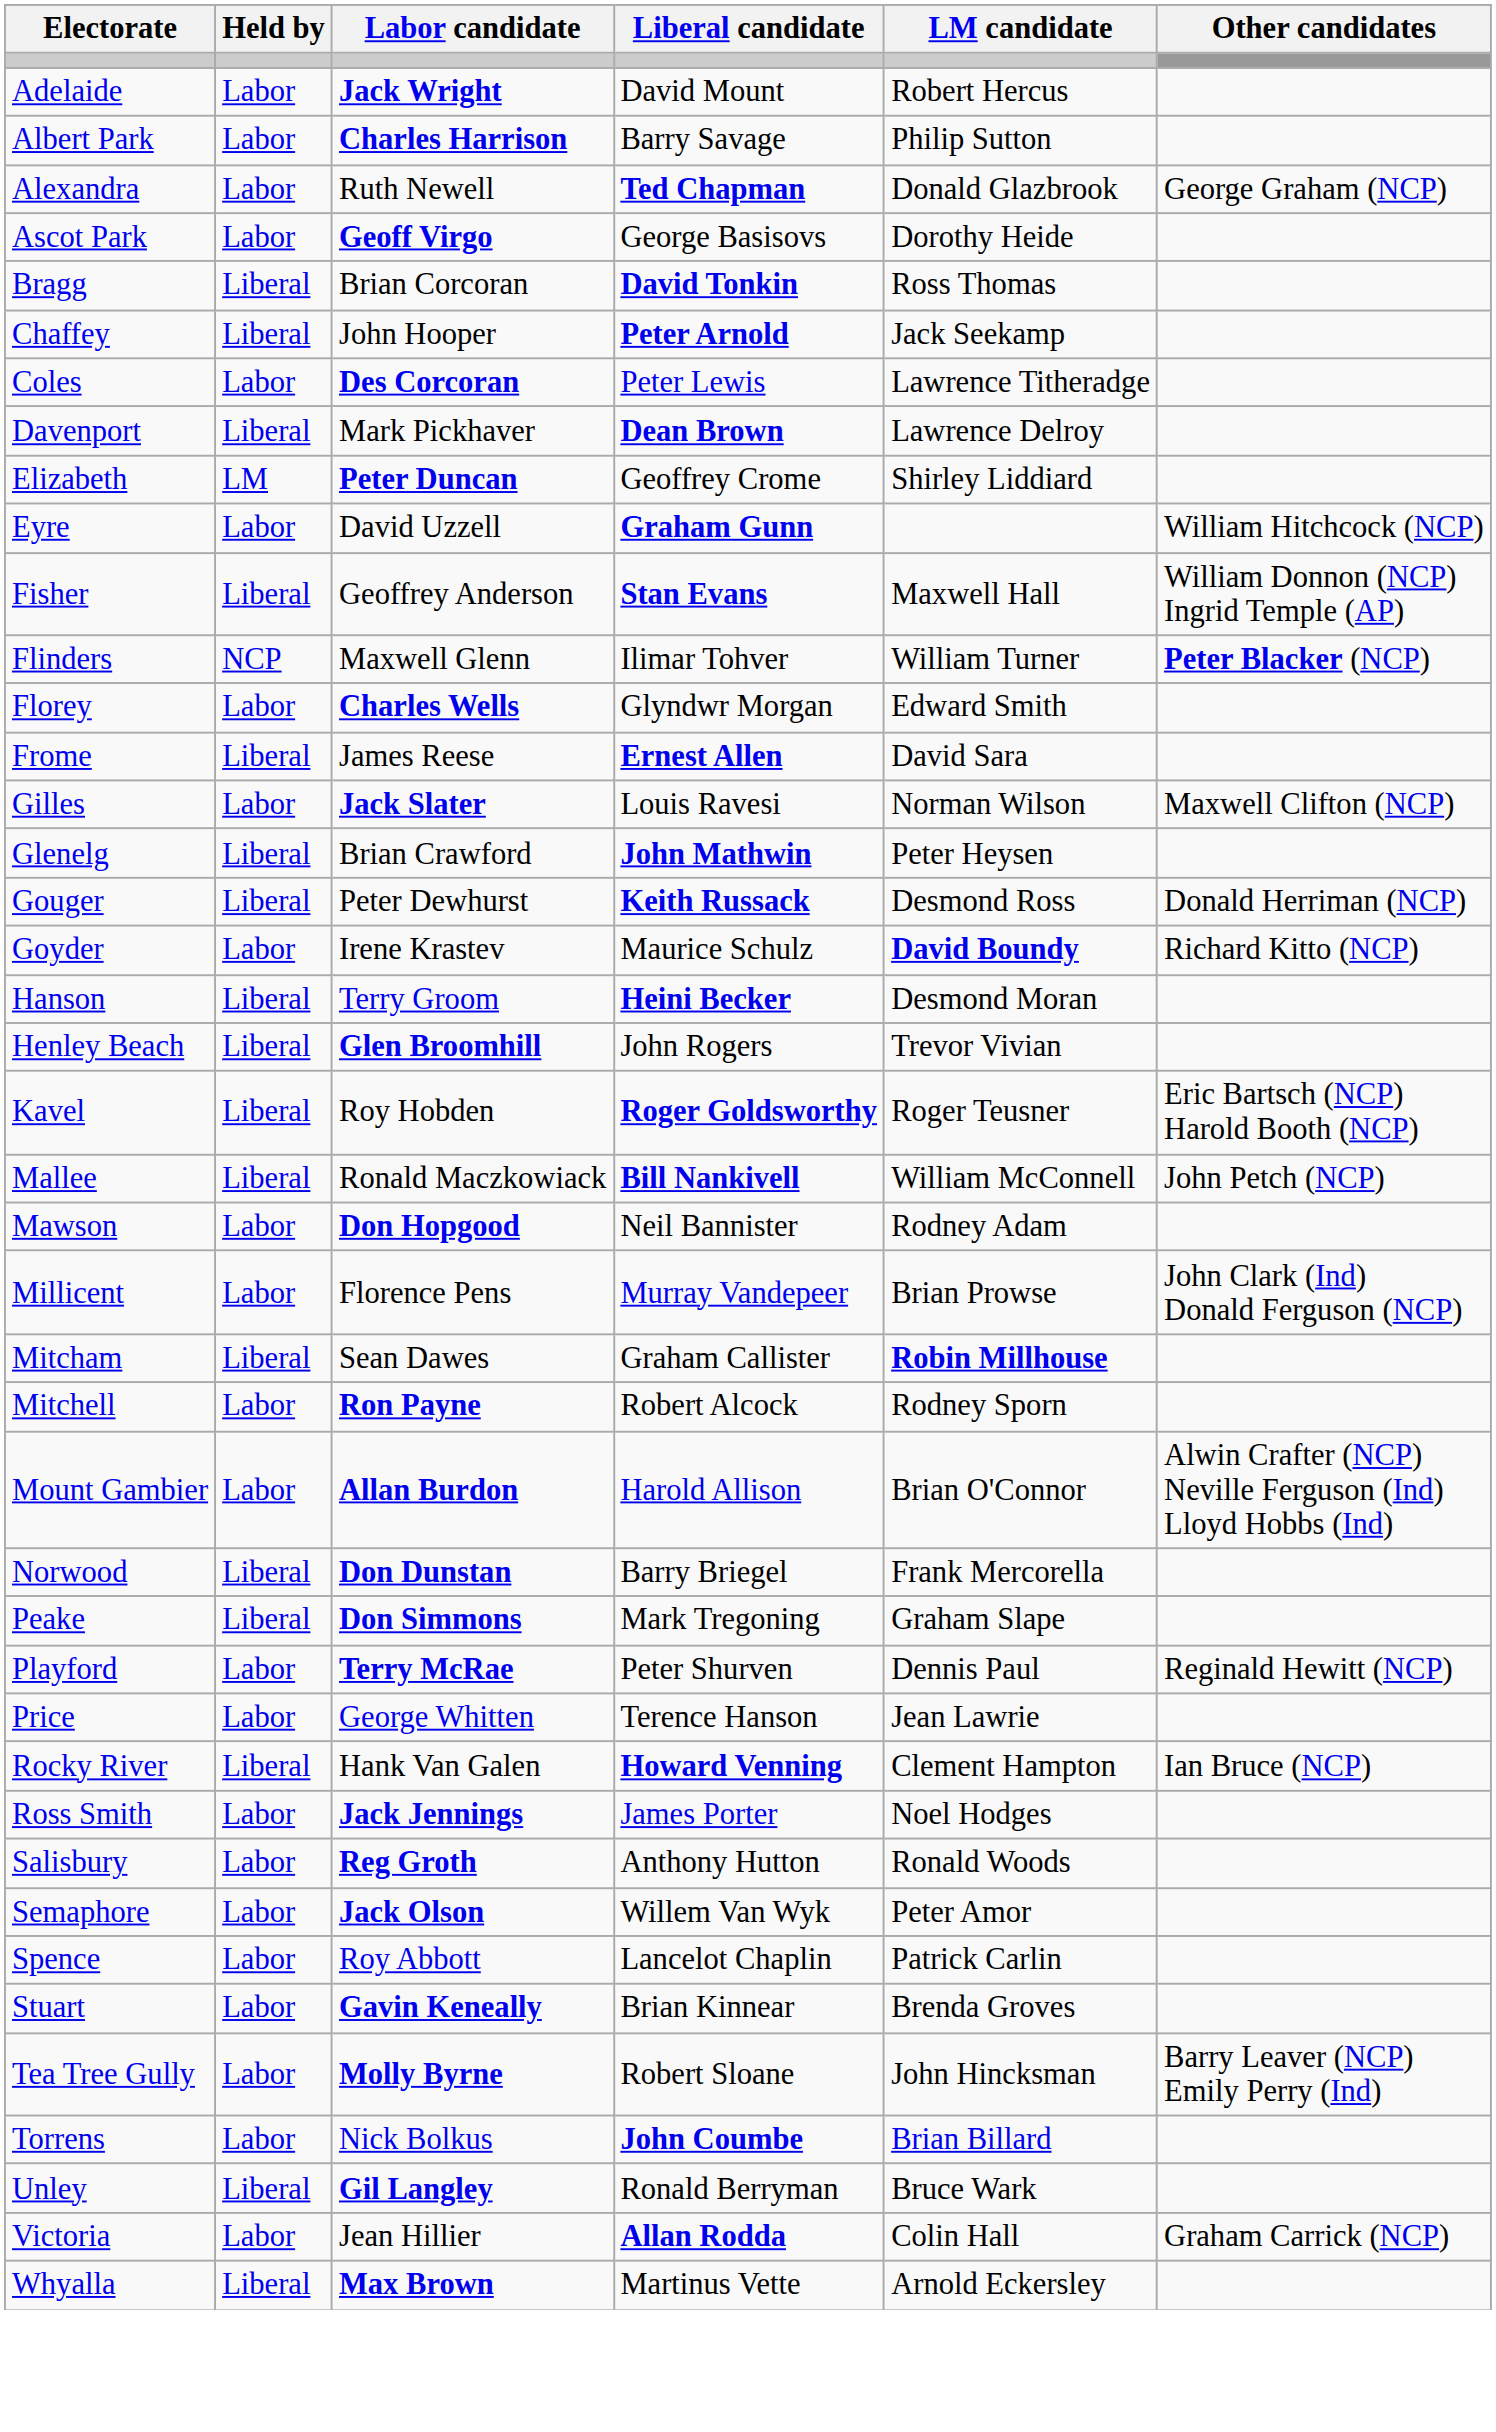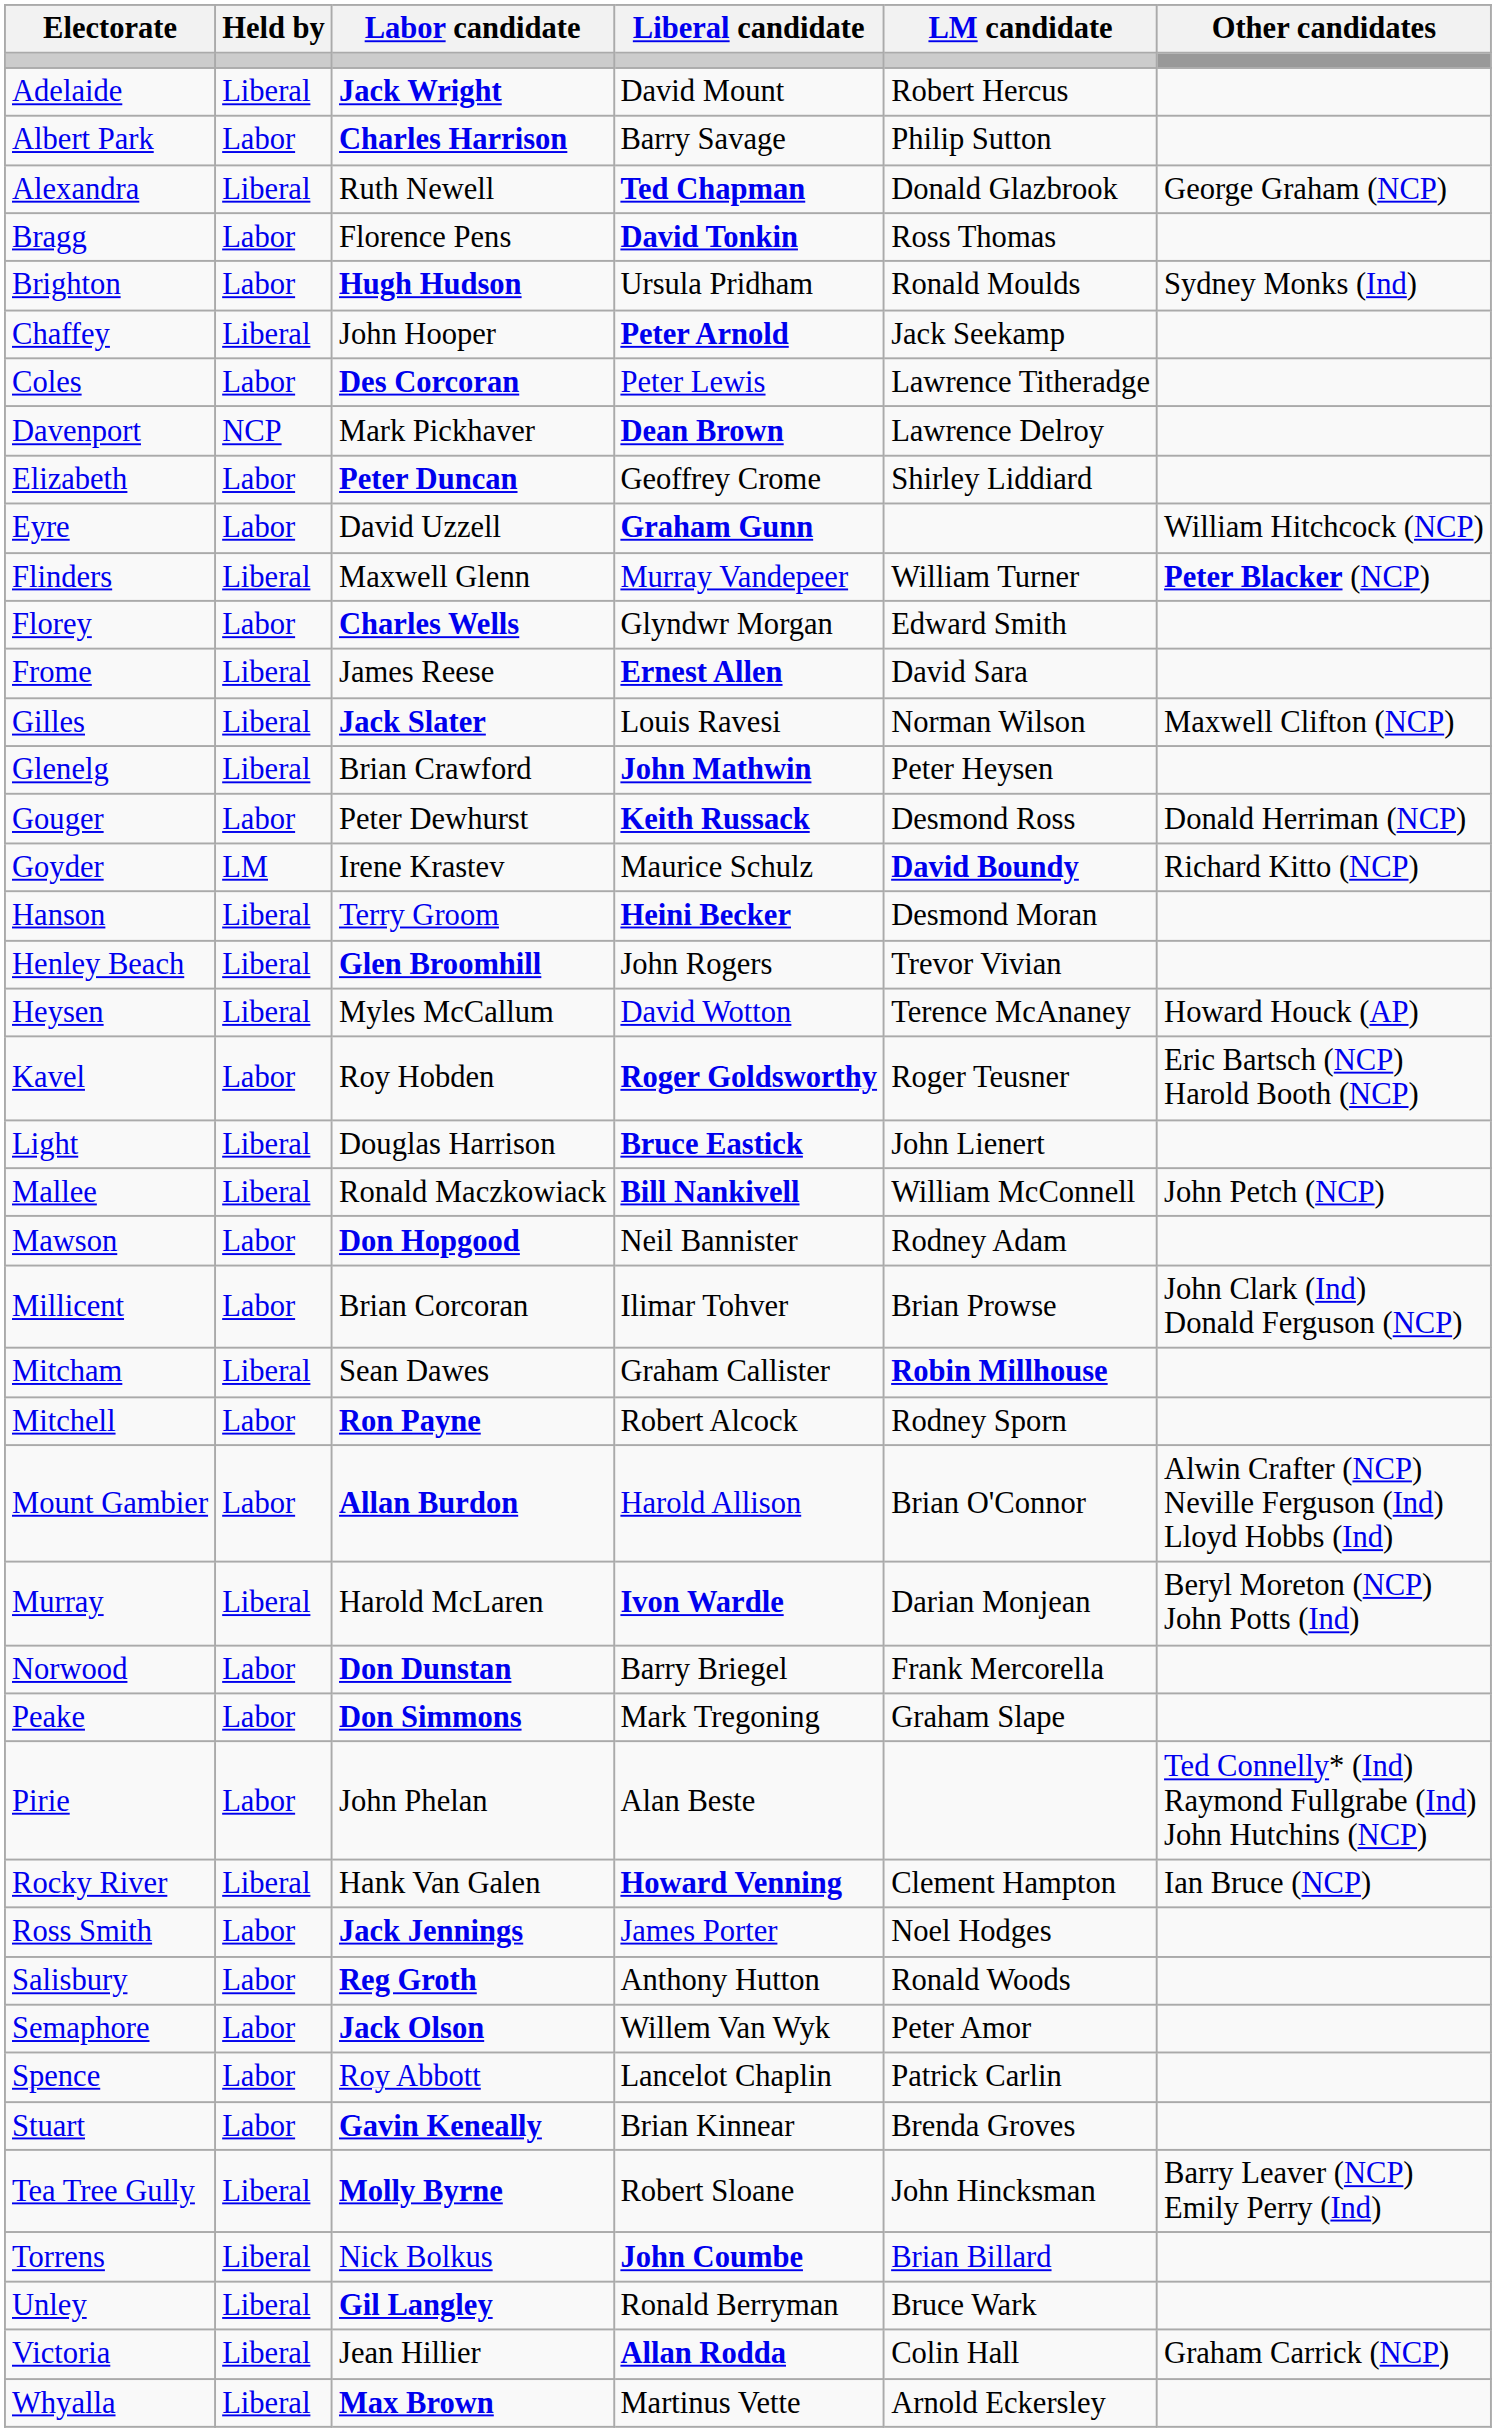(259, 91) Labor -> (266, 91) Liberal
(259, 188) Labor -> (266, 188) Liberal
- row: (79, 236)
(266, 285) Liberal -> (259, 236) Labor
(434, 285) Brian Corcoran -> (425, 236) Florence Pens
+ row: (66, 285)
(266, 430) Liberal -> (252, 430) NCP
(245, 479) LM -> (259, 479) Labor
- row: (50, 593)
(252, 658) NCP -> (266, 575) Liberal
(704, 658) Ilimar Tohver -> (734, 575) Murray Vandepeer
(259, 804) Labor -> (266, 721) Liberal
(266, 901) Liberal -> (259, 818) Labor
(259, 949) Labor -> (245, 866) LM
+ row: (58, 1012)
(266, 1112) Liberal -> (259, 1077) Labor
+ row: (45, 1143)
(425, 1291) Florence Pens -> (434, 1306) Brian Corcoran
(734, 1291) Murray Vandepeer -> (704, 1306) Ilimar Tohver
+ row: (58, 1603)
(266, 1571) Liberal -> (259, 1668) Labor
(266, 1620) Liberal -> (259, 1717) Labor
+ row: (41, 1800)
- row: (65, 1668)
- row: (43, 1717)
(259, 2073) Labor -> (266, 2190) Liberal
(259, 2139) Labor -> (266, 2256) Liberal
(259, 2236) Labor -> (266, 2353) Liberal
